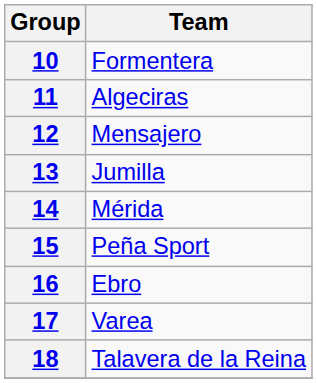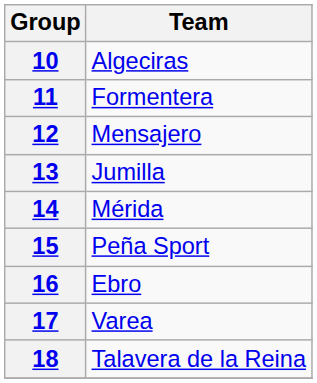(152, 60) Formentera -> (140, 60) Algeciras
(140, 97) Algeciras -> (152, 97) Formentera
